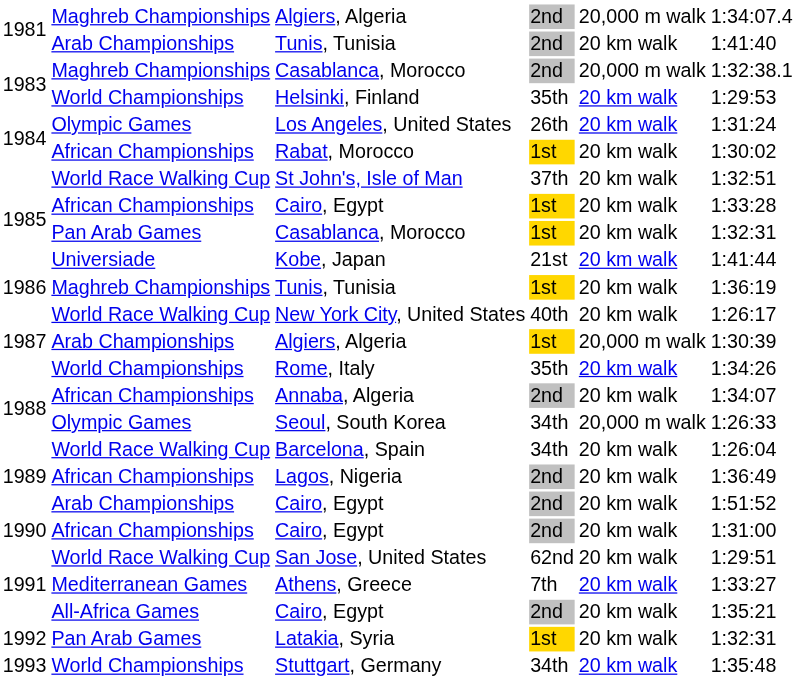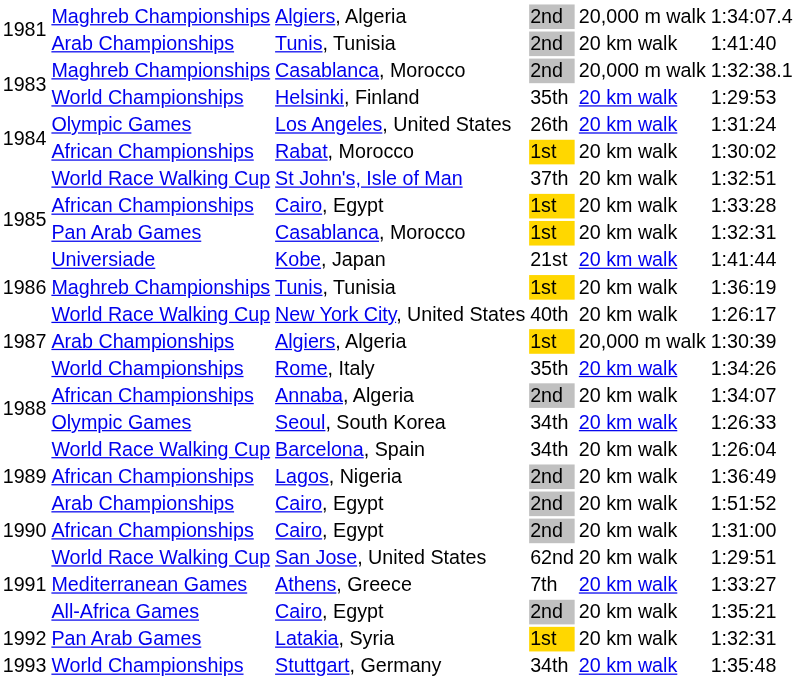(642, 422) 20,000 m walk -> (628, 422) 20 km walk
